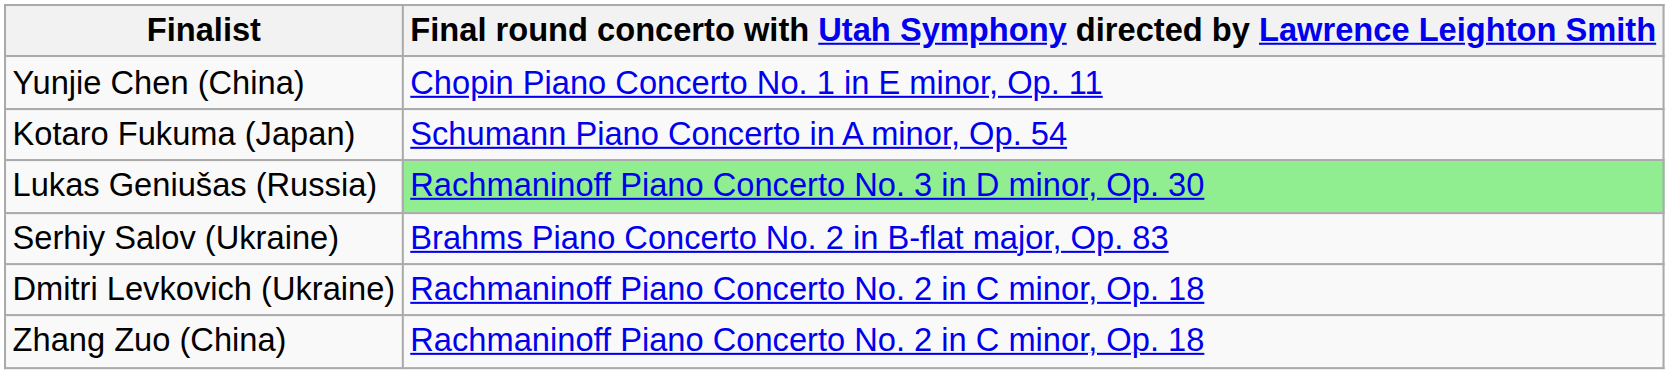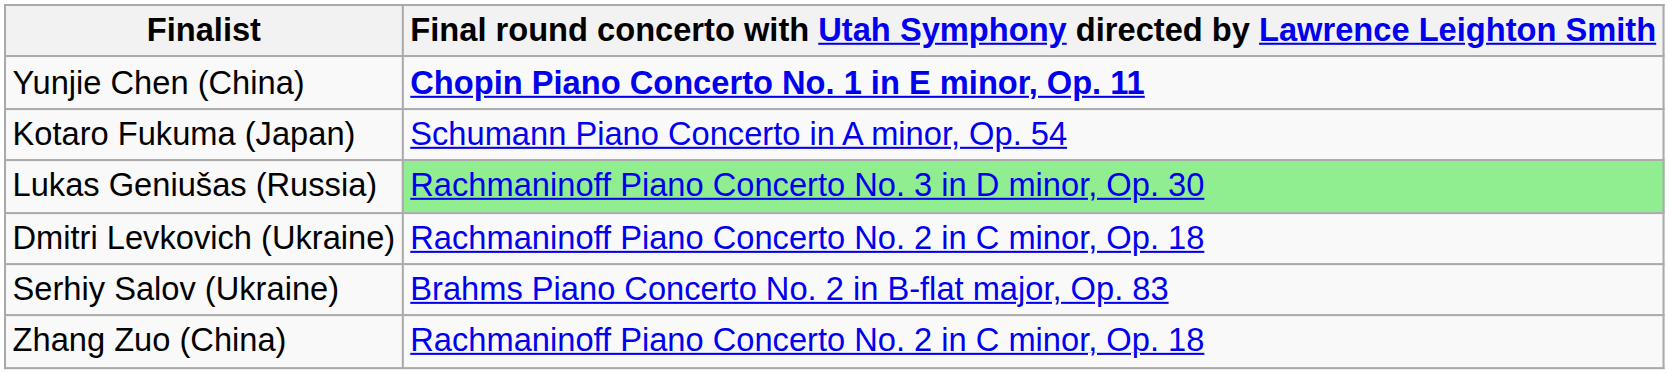(757, 82) normal -> (778, 82) bold
rows swapped: (204, 289) <-> (176, 237)
